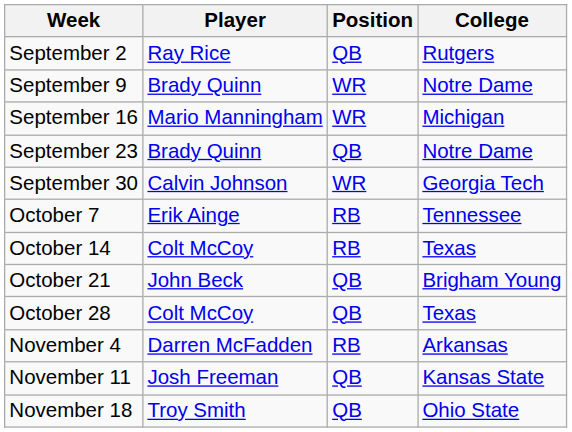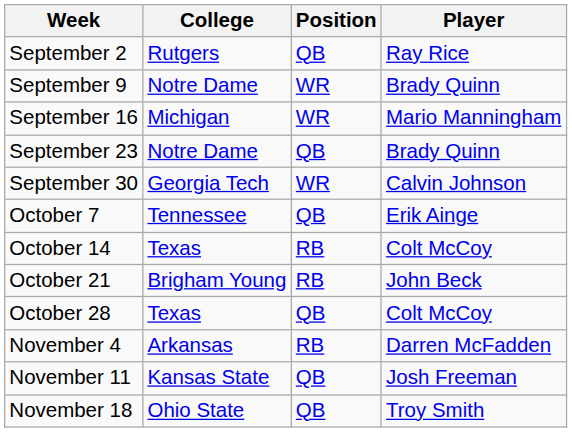columns swapped: (235, 20) <-> (492, 20)
(346, 215) RB -> (311, 215) QB
(347, 280) QB -> (310, 280) RB
